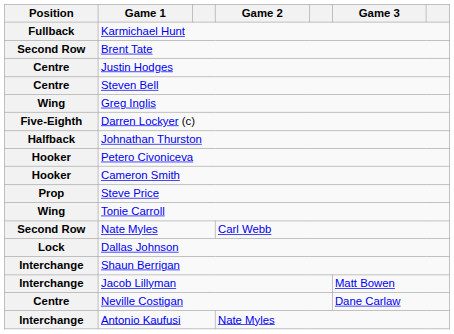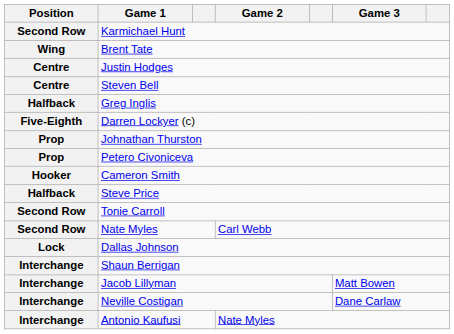(51, 31) Fullback -> (51, 31) Second Row
(51, 49) Second Row -> (51, 49) Wing
(51, 103) Wing -> (51, 103) Halfback
(51, 139) Halfback -> (51, 139) Prop
(51, 157) Hooker -> (51, 157) Prop
(51, 193) Prop -> (51, 193) Halfback
(51, 211) Wing -> (51, 211) Second Row
(51, 301) Centre -> (51, 301) Interchange
